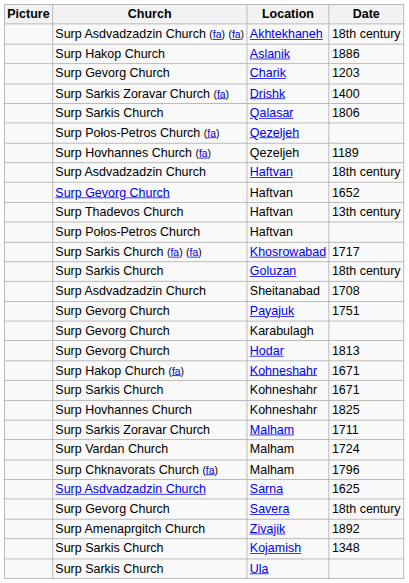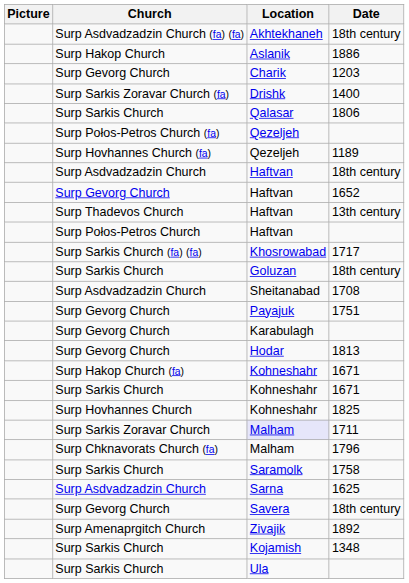(272, 430) no background -> (272, 430) lavender background
- row: (112, 449)
+ row: (109, 469)
